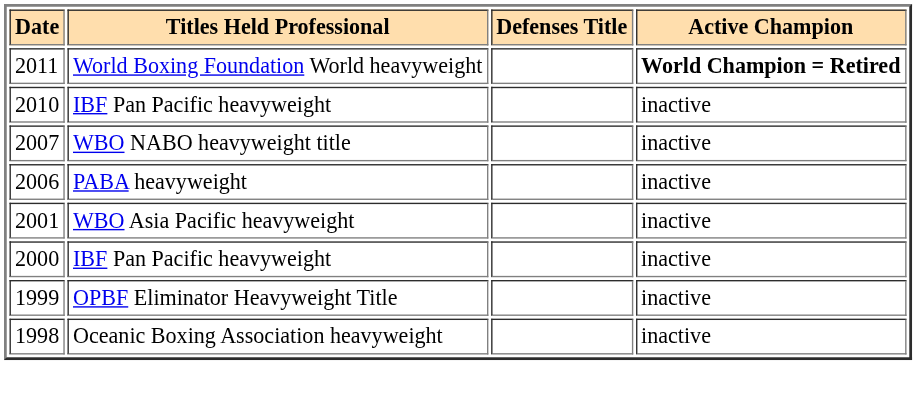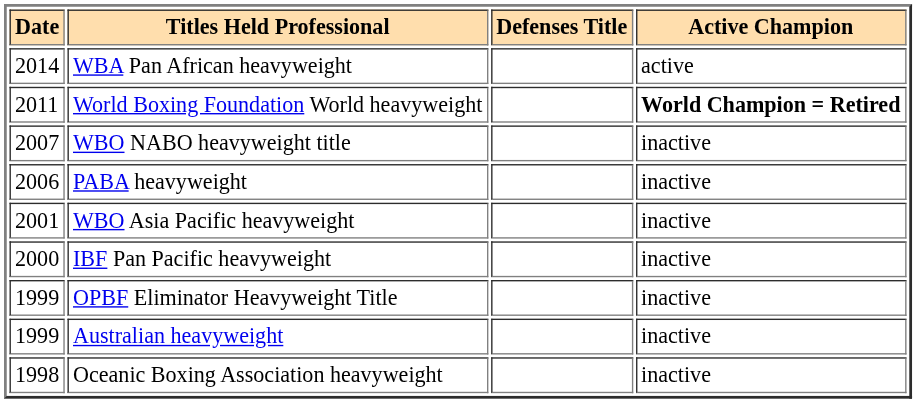+ row: (37, 65)
- row: (37, 104)
+ row: (37, 336)
